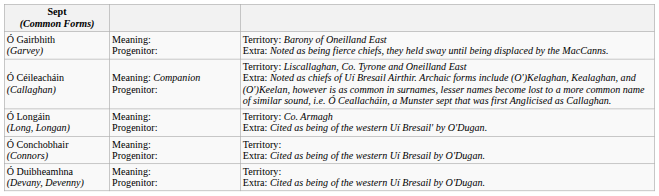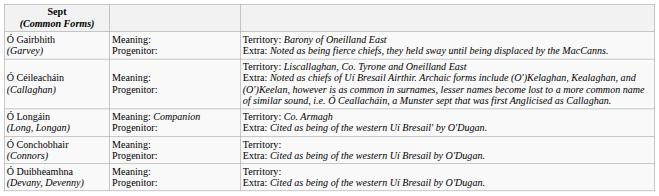(156, 84) Meaning: Companion Progenitor: -> (135, 84) Meaning: Progenitor:
(135, 122) Meaning: Progenitor: -> (156, 122) Meaning: Companion Progenitor:
